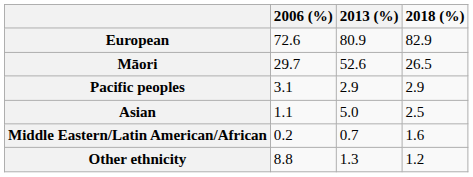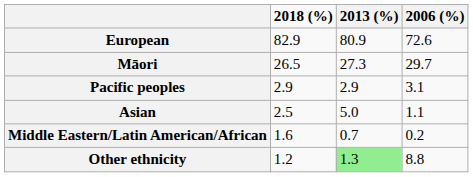columns swapped: (303, 16) <-> (435, 16)
(353, 64) 52.6 -> (353, 64) 27.3
(349, 159) no background -> (349, 159) lightgreen background
